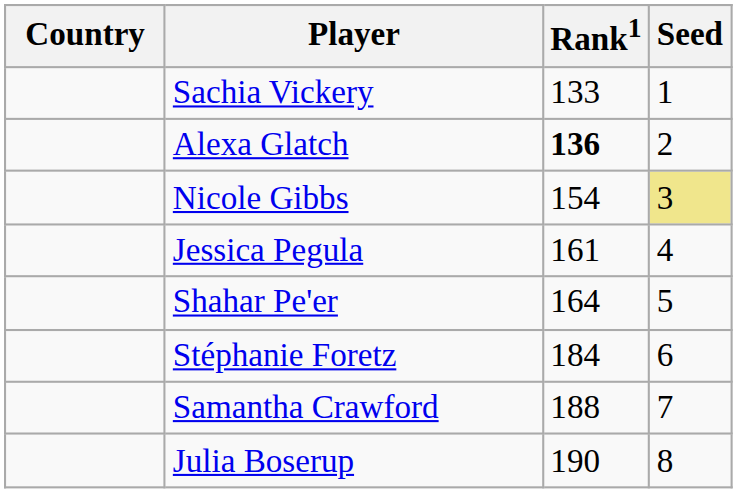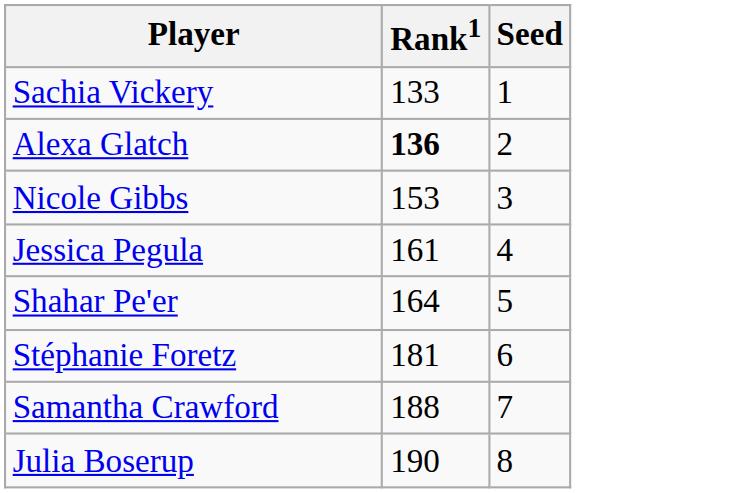- column: (85, 35)
(575, 197) 154 -> (415, 197) 153
(665, 197) khaki background -> (505, 197) no background
(575, 354) 184 -> (415, 354) 181
